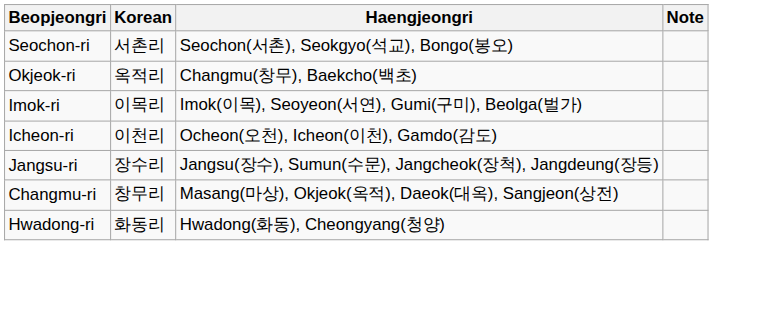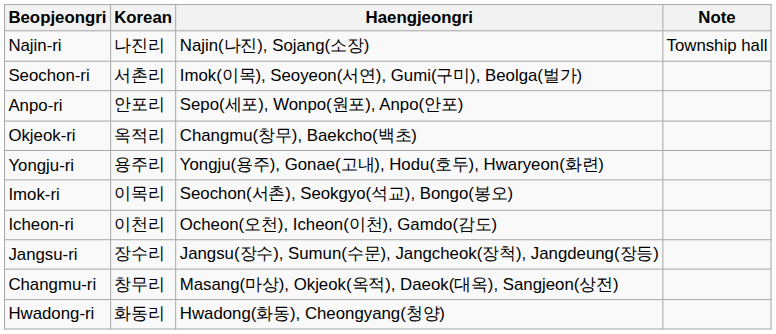+ row: (35, 46)
(346, 45) Seochon(서촌), Seokgyo(석교), Bongo(봉오) -> (381, 75) Imok(이목), Seoyeon(서연), Gumi(구미), Beolga(벌가)
+ row: (35, 105)
+ row: (41, 165)
(381, 105) Imok(이목), Seoyeon(서연), Gumi(구미), Beolga(벌가) -> (346, 194) Seochon(서촌), Seokgyo(석교), Bongo(봉오)
